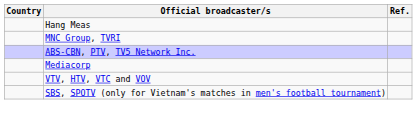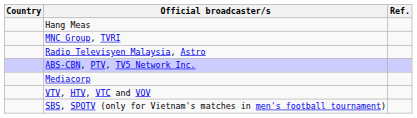+ row: (125, 52)
